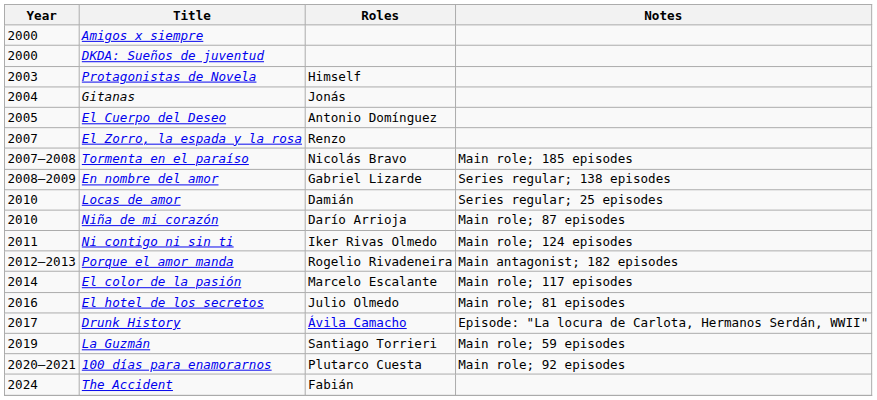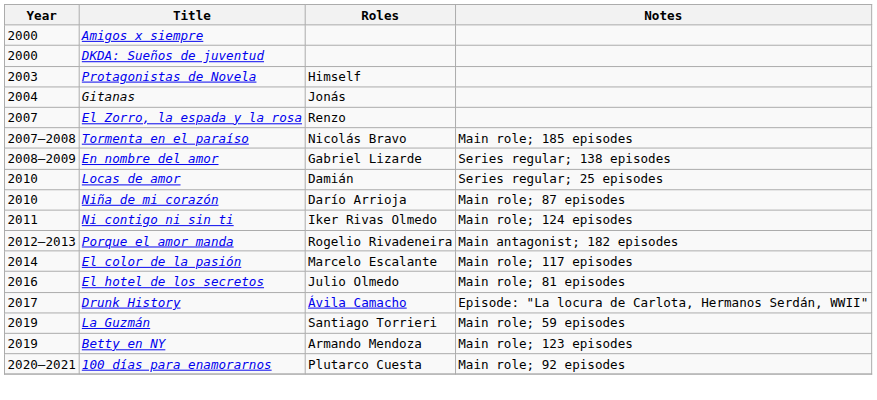- row: (154, 118)
+ row: (124, 344)
- row: (127, 385)
